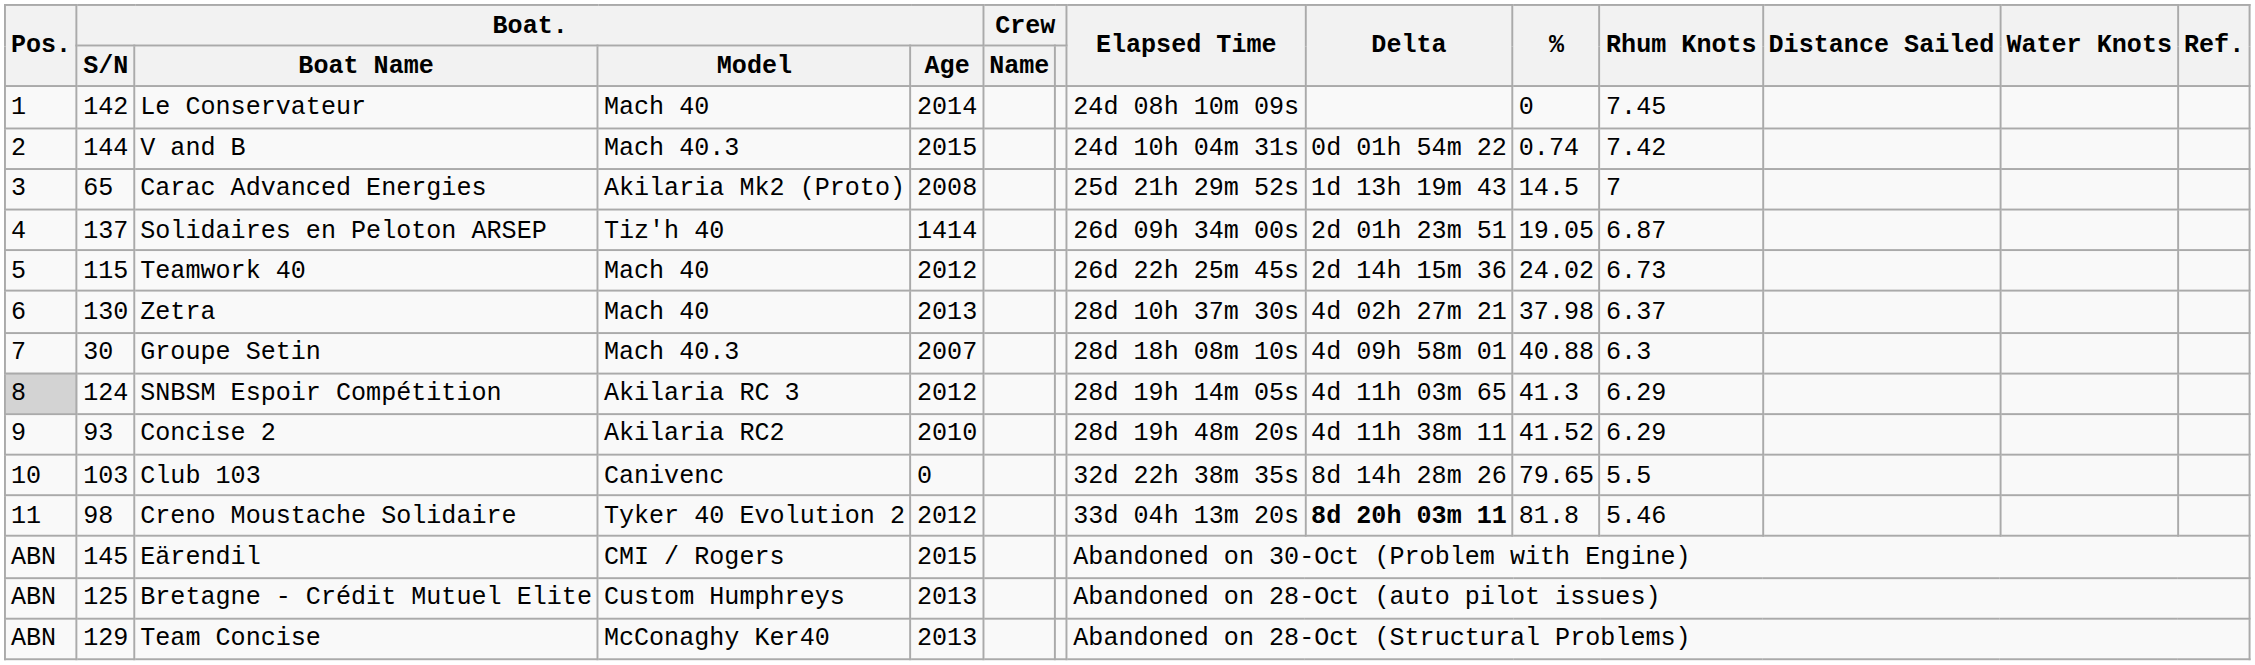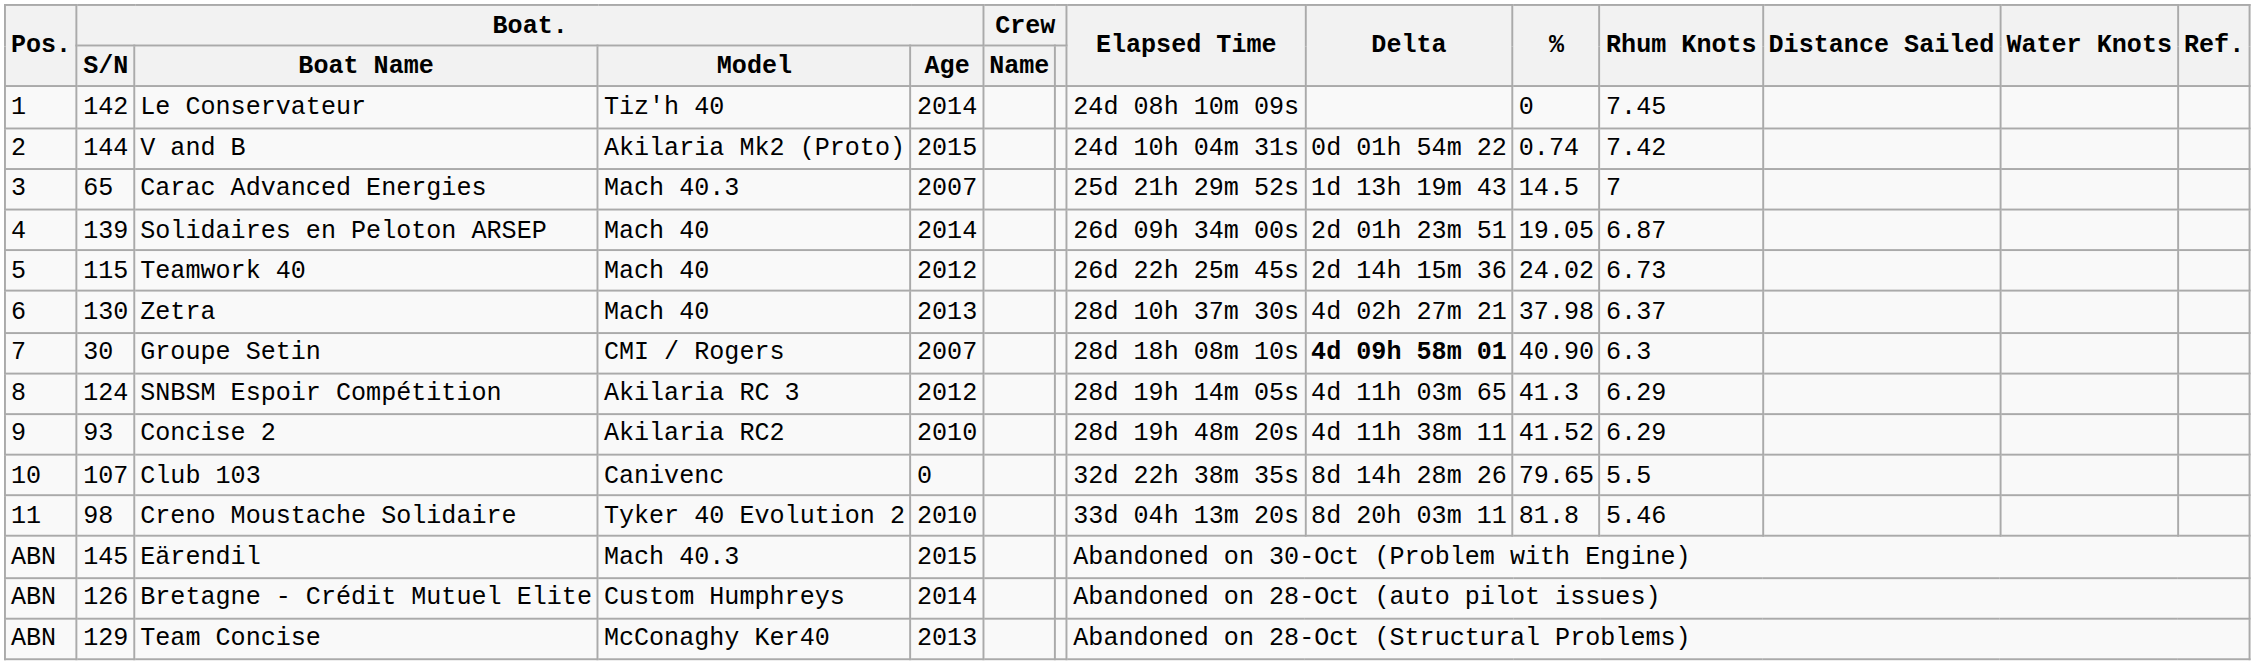(657, 107) Mach 40 -> (664, 107) Tiz'h 40
(672, 148) Mach 40.3 -> (754, 148) Akilaria Mk2 (Proto)
(754, 189) Akilaria Mk2 (Proto) -> (672, 189) Mach 40.3
(947, 189) 2008 -> (947, 189) 2007
(106, 230) 137 -> (106, 230) 139
(664, 230) Tiz'h 40 -> (657, 230) Mach 40
(947, 230) 1414 -> (947, 230) 2014
(672, 353) Mach 40.3 -> (694, 353) CMI / Rogers
(1409, 353) normal -> (1409, 353) bold
(1556, 353) 40.88 -> (1556, 353) 40.90
(18, 393) lightgrey background -> (18, 393) no background
(106, 475) 103 -> (106, 475) 107
(947, 516) 2012 -> (947, 516) 2010
(1409, 516) bold -> (1409, 516) normal
(694, 557) CMI / Rogers -> (672, 557) Mach 40.3
(106, 598) 125 -> (106, 598) 126
(947, 598) 2013 -> (947, 598) 2014
